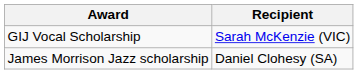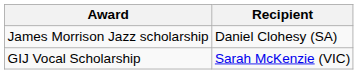rows swapped: (108, 58) <-> (74, 36)
